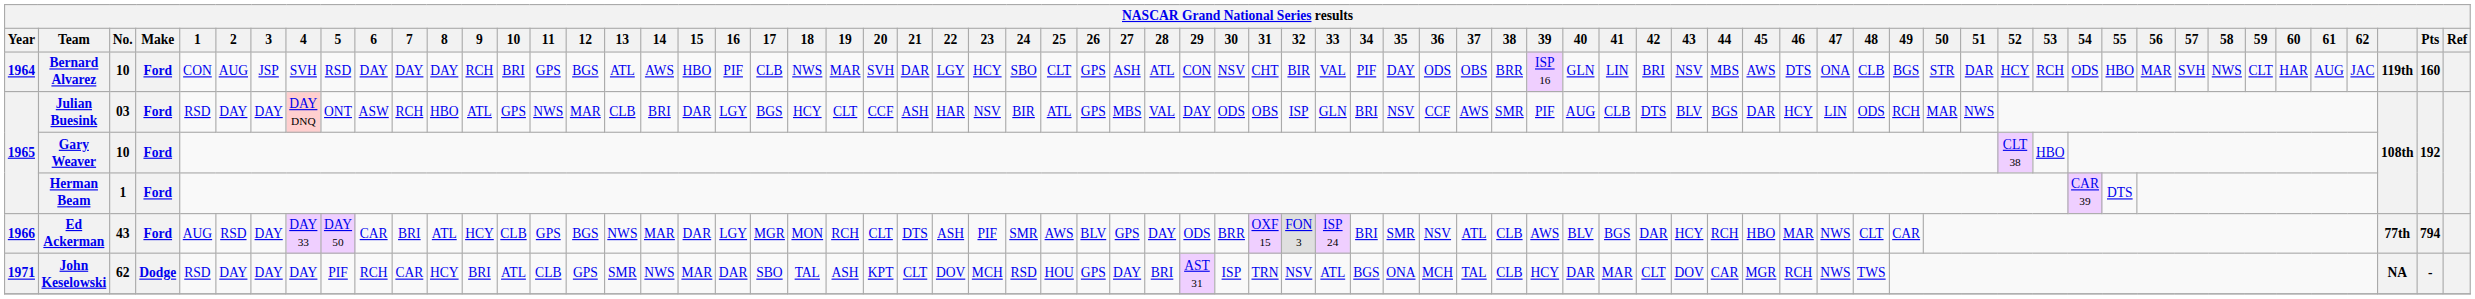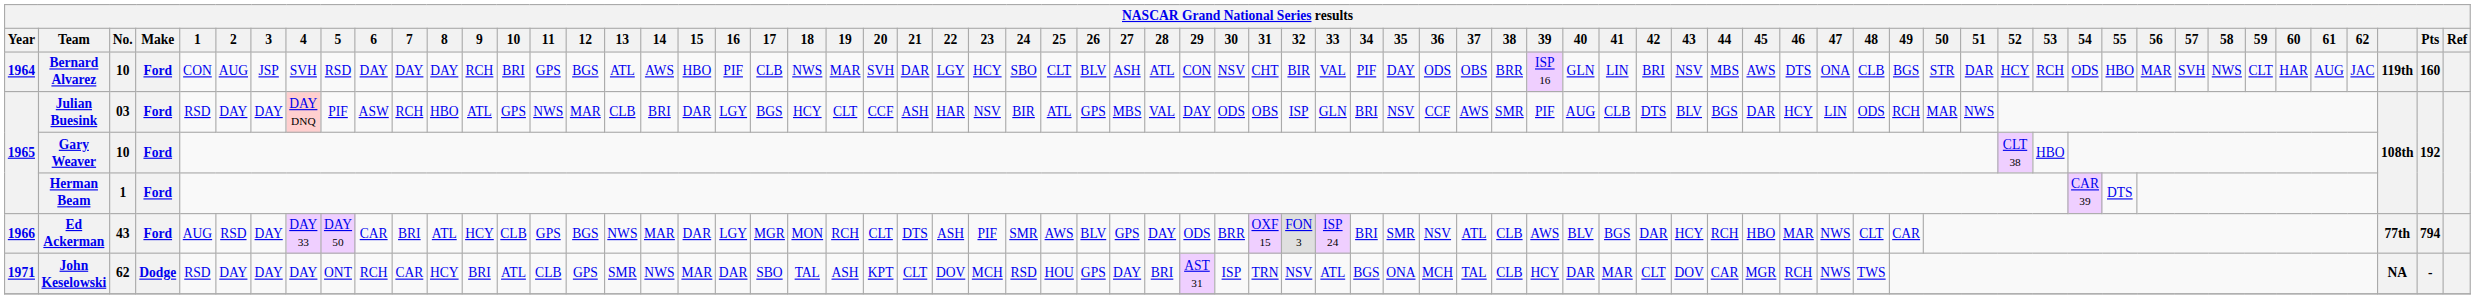(1093, 71) GPS -> (1093, 71) BLV
(338, 112) ONT -> (338, 112) PIF
(338, 273) PIF -> (338, 273) ONT
